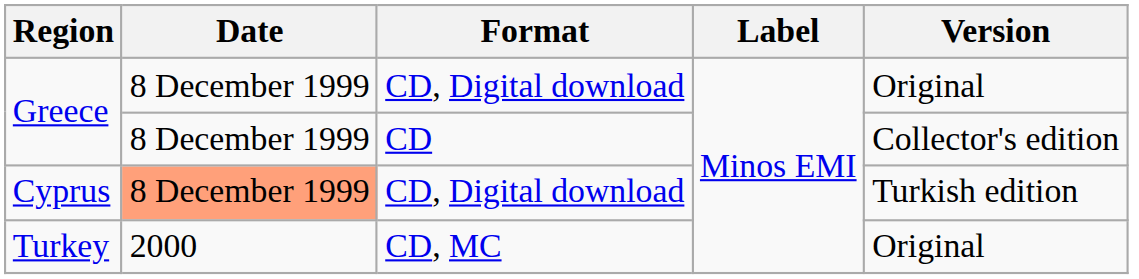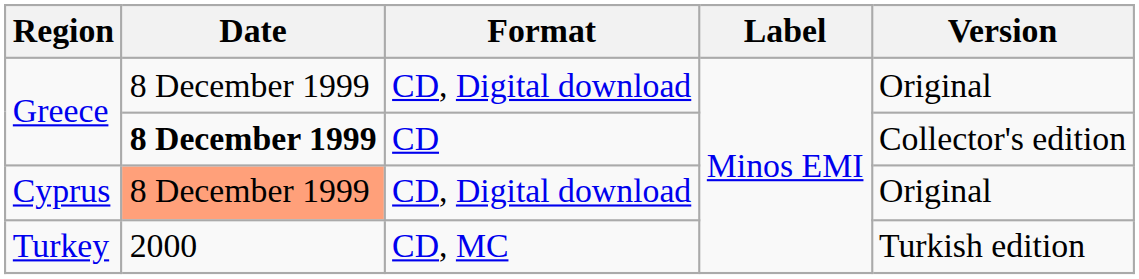(250, 138) normal -> (253, 138) bold
(975, 191) Turkish edition -> (935, 191) Original
(928, 245) Original -> (982, 245) Turkish edition
